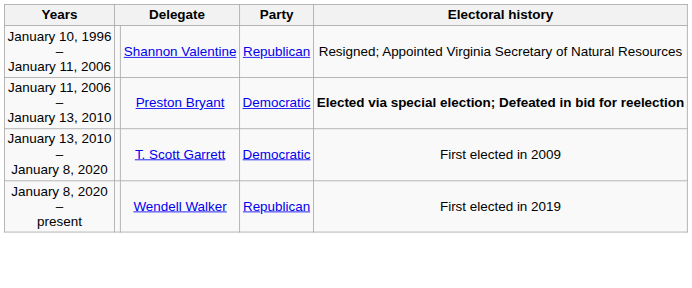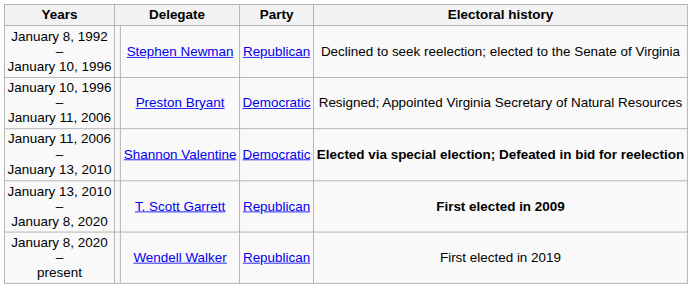+ row: (59, 51)
(180, 51) Shannon Valentine -> (180, 103) Preston Bryant
(277, 51) Republican -> (277, 103) Democratic
(180, 103) Preston Bryant -> (180, 154) Shannon Valentine
(277, 154) Democratic -> (277, 206) Republican
(500, 154) normal -> (500, 206) bold
